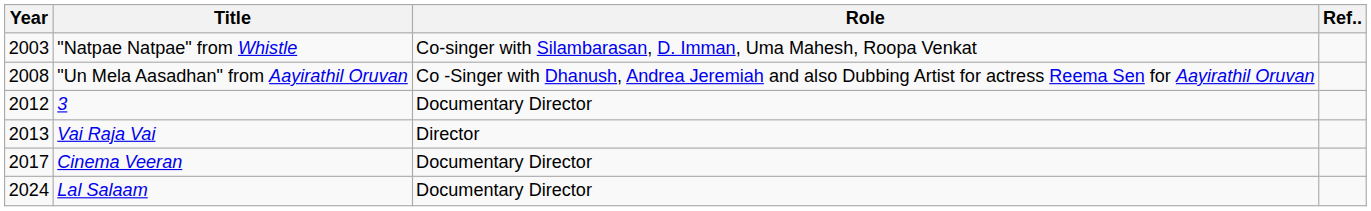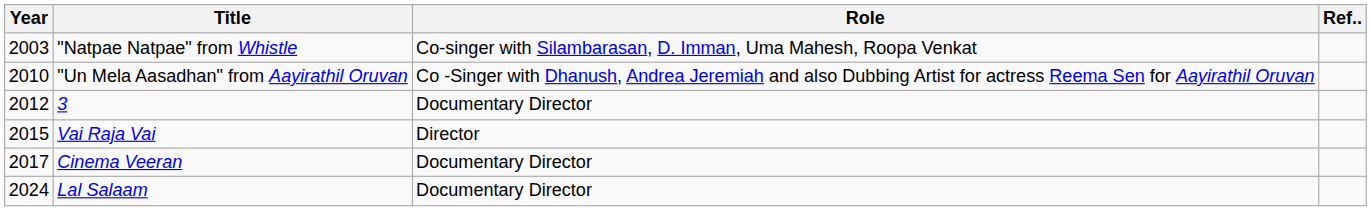(29, 76) 2008 -> (29, 76) 2010
(29, 133) 2013 -> (29, 133) 2015
